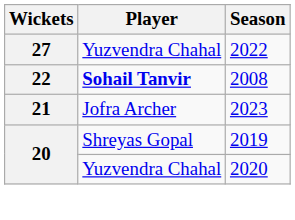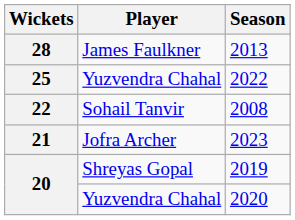+ row: (249, 49)
(41, 49) 27 -> (41, 79) 25
(137, 79) bold -> (133, 109) normal
